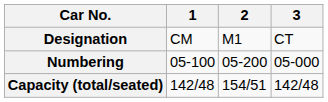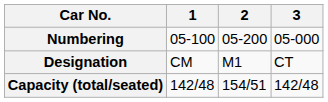rows swapped: (85, 39) <-> (85, 62)
